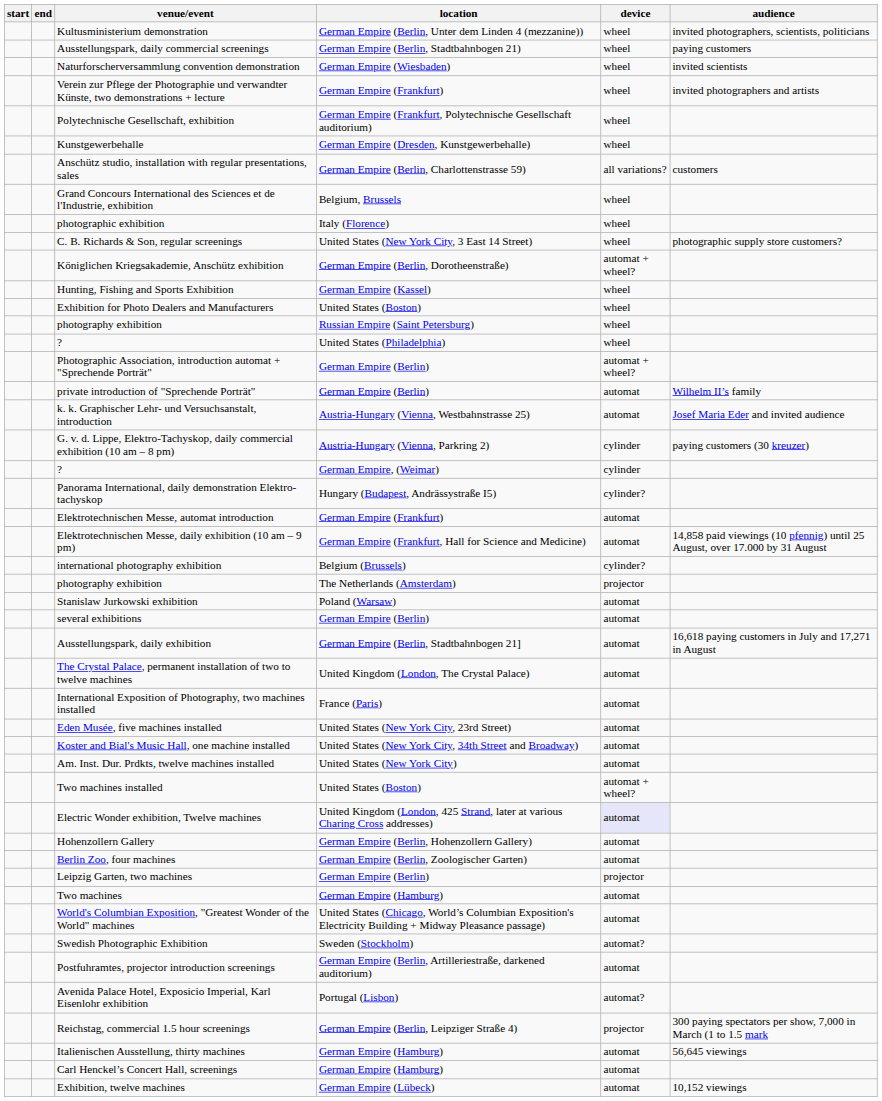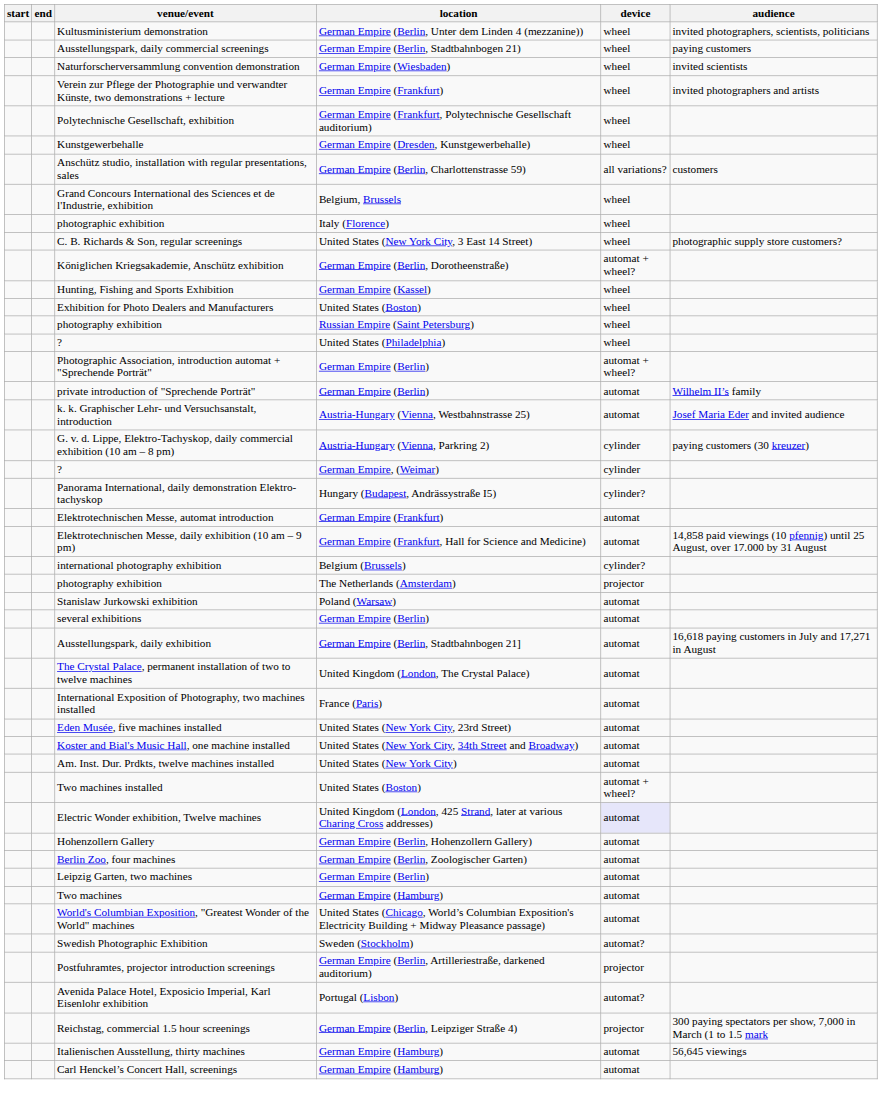(624, 877) projector -> (622, 877) automat
(622, 967) automat -> (624, 967) projector
- row: (121, 1087)
